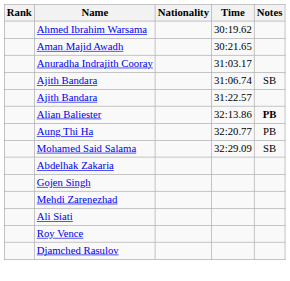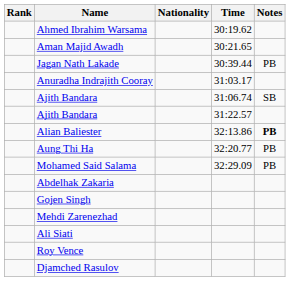+ row: (78, 64)
(270, 149) SB -> (270, 166) PB
